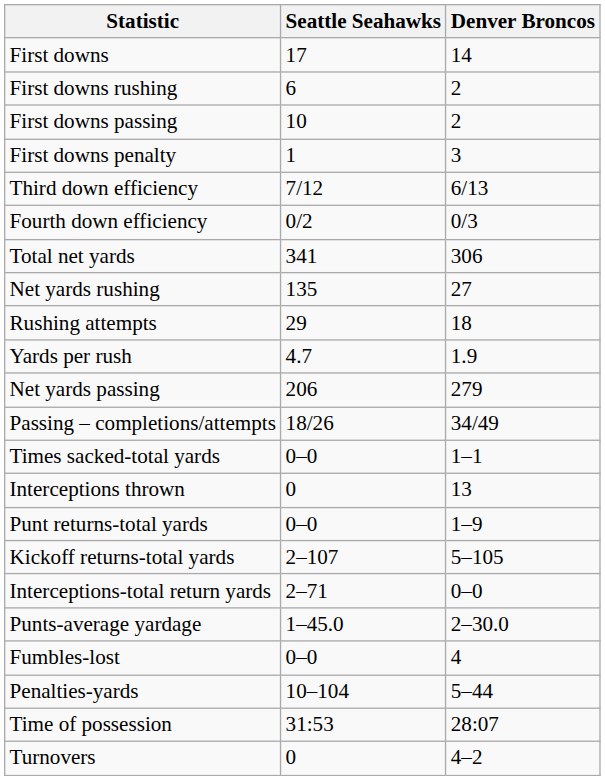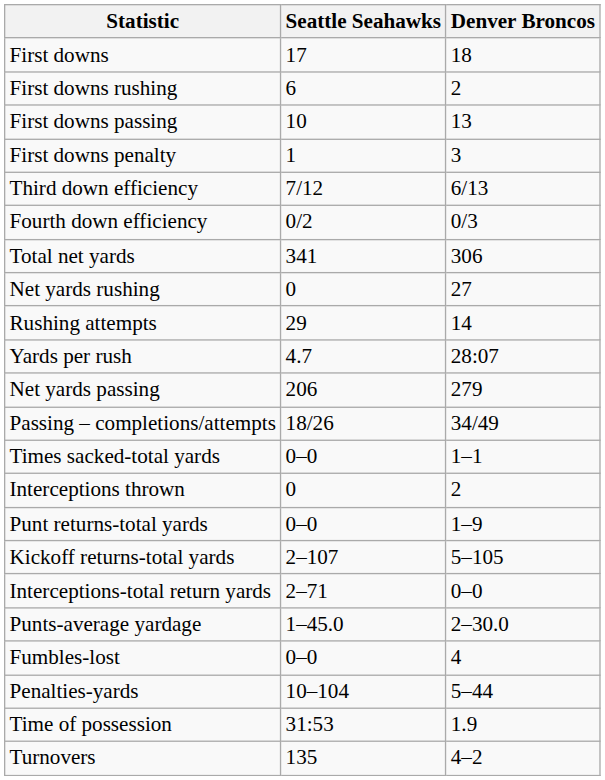(461, 54) 14 -> (461, 54) 18
(456, 121) 2 -> (461, 121) 13
(301, 289) 135 -> (291, 289) 0
(461, 322) 18 -> (461, 322) 14
(464, 356) 1.9 -> (475, 356) 28:07
(461, 490) 13 -> (456, 490) 2
(475, 724) 28:07 -> (464, 724) 1.9
(291, 758) 0 -> (301, 758) 135
